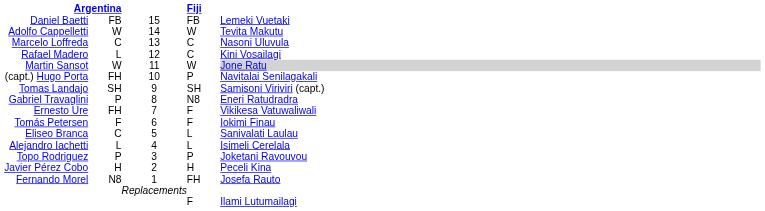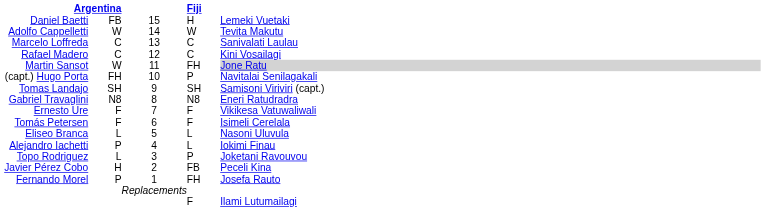(193, 20) FB -> (191, 20) H
(255, 43) Nasoni Uluvula -> (259, 43) Sanivalati Laulau
(119, 54) L -> (118, 54) C
(192, 65) W -> (194, 65) FH
(118, 100) P -> (115, 100) N8
(115, 111) FH -> (118, 111) F
(248, 122) Iokimi Finau -> (255, 122) Isimeli Cerelala
(118, 134) C -> (119, 134) L
(259, 134) Sanivalati Laulau -> (255, 134) Nasoni Uluvula
(119, 145) L -> (118, 145) P
(255, 145) Isimeli Cerelala -> (248, 145) Iokimi Finau
(118, 156) P -> (119, 156) L
(191, 168) H -> (193, 168) FB
(115, 179) N8 -> (118, 179) P
